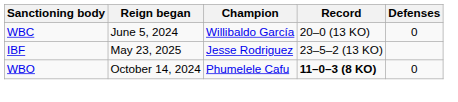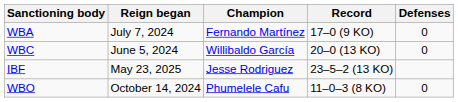+ row: (20, 32)
(338, 69) bold -> (348, 87) normal
